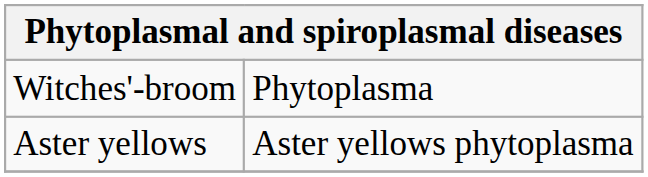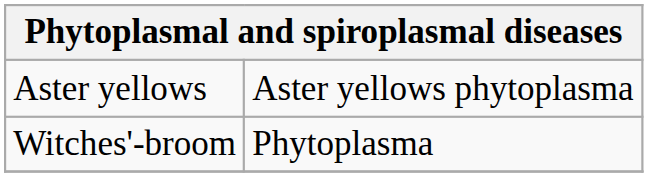rows swapped: (110, 143) <-> (125, 87)
